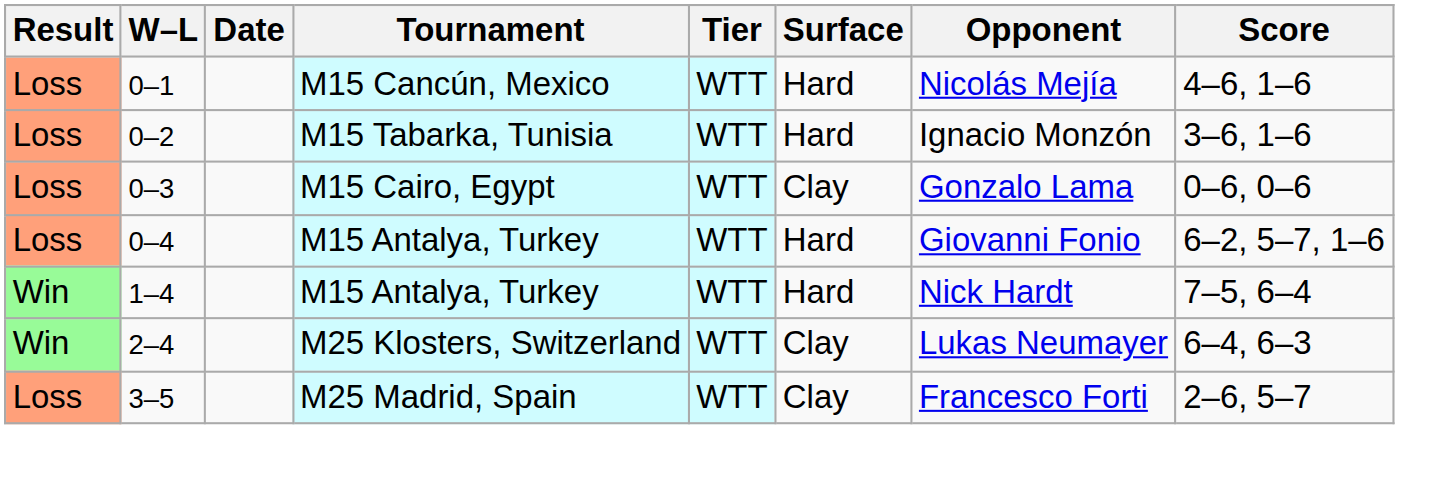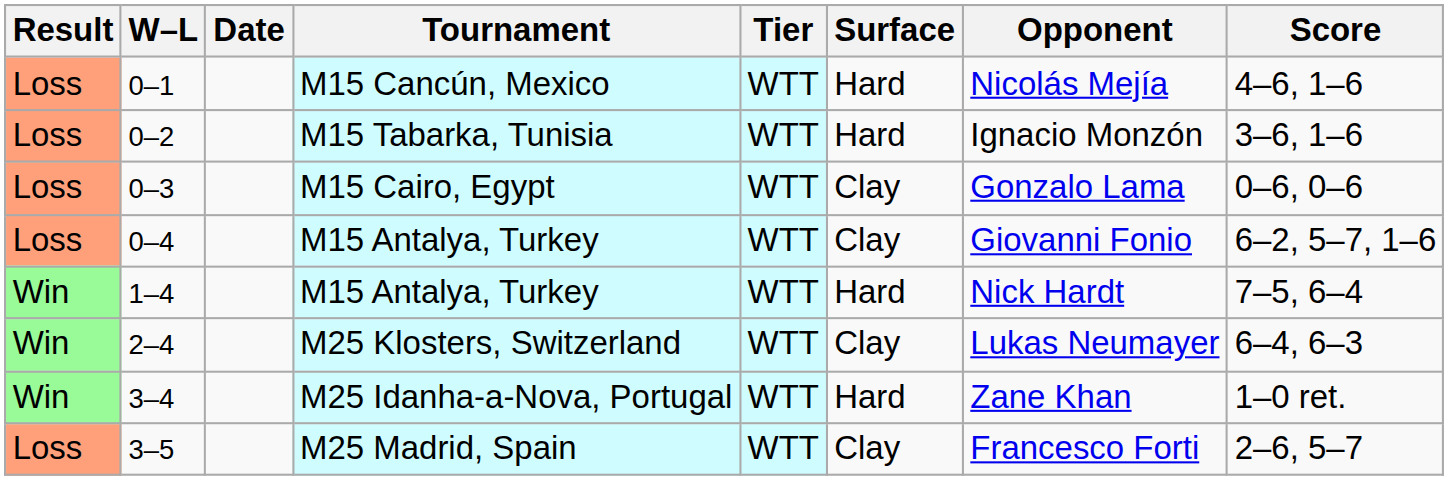(819, 239) Hard -> (867, 239) Clay
+ row: (151, 398)
